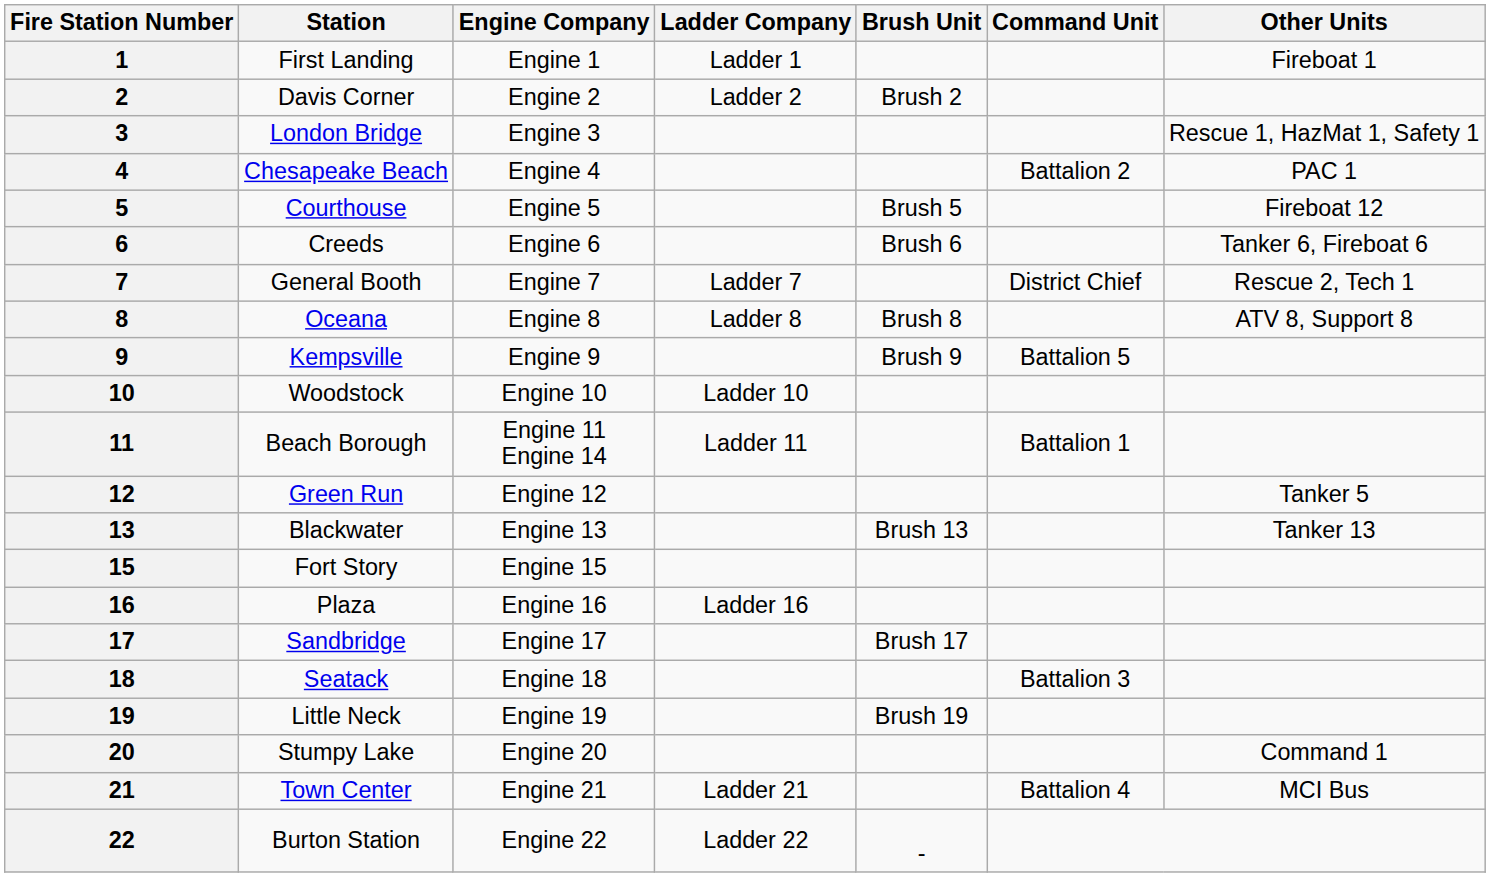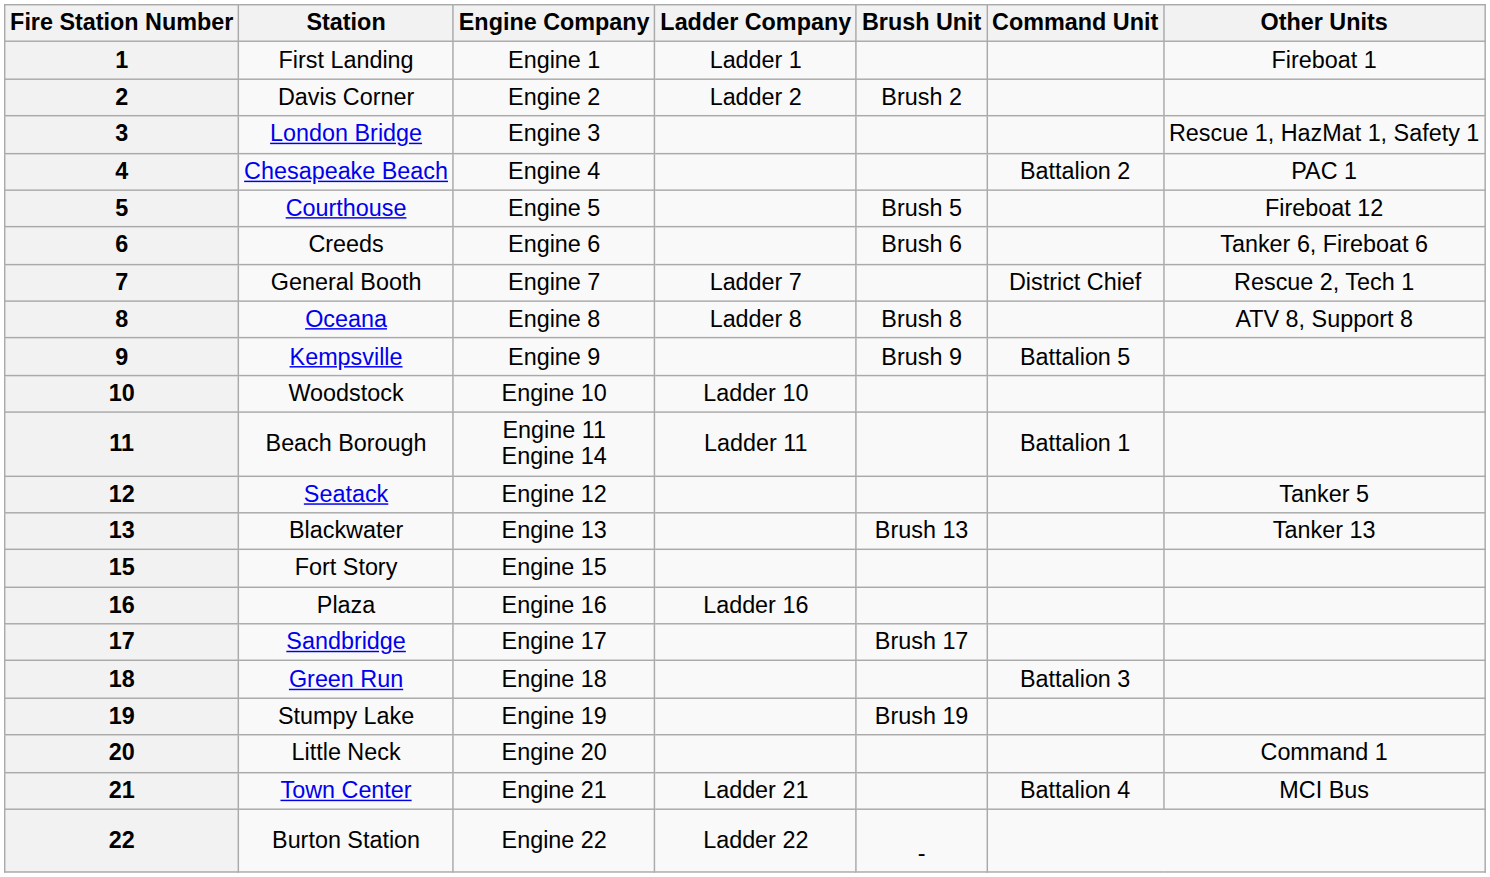(346, 493) Green Run -> (346, 493) Seatack
(346, 679) Seatack -> (346, 679) Green Run
(346, 716) Little Neck -> (346, 716) Stumpy Lake
(346, 753) Stumpy Lake -> (346, 753) Little Neck
